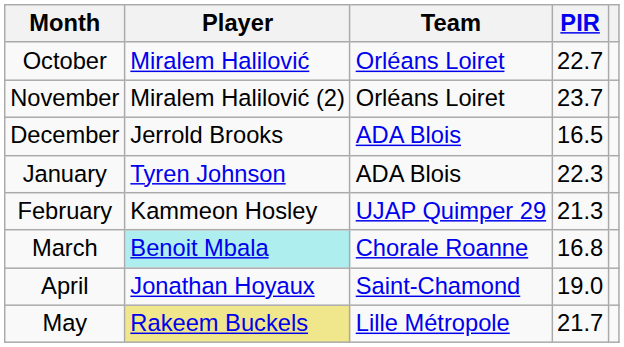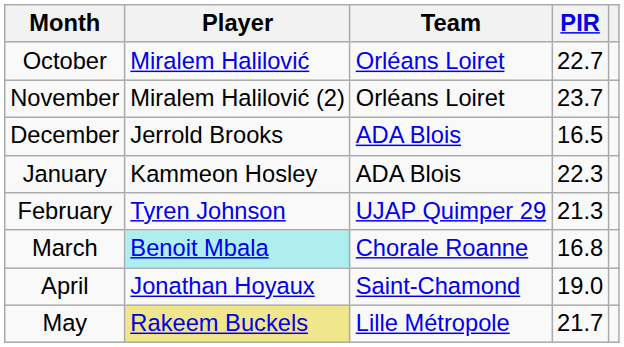(208, 173) Tyren Johnson -> (224, 173) Kammeon Hosley
(224, 211) Kammeon Hosley -> (208, 211) Tyren Johnson
